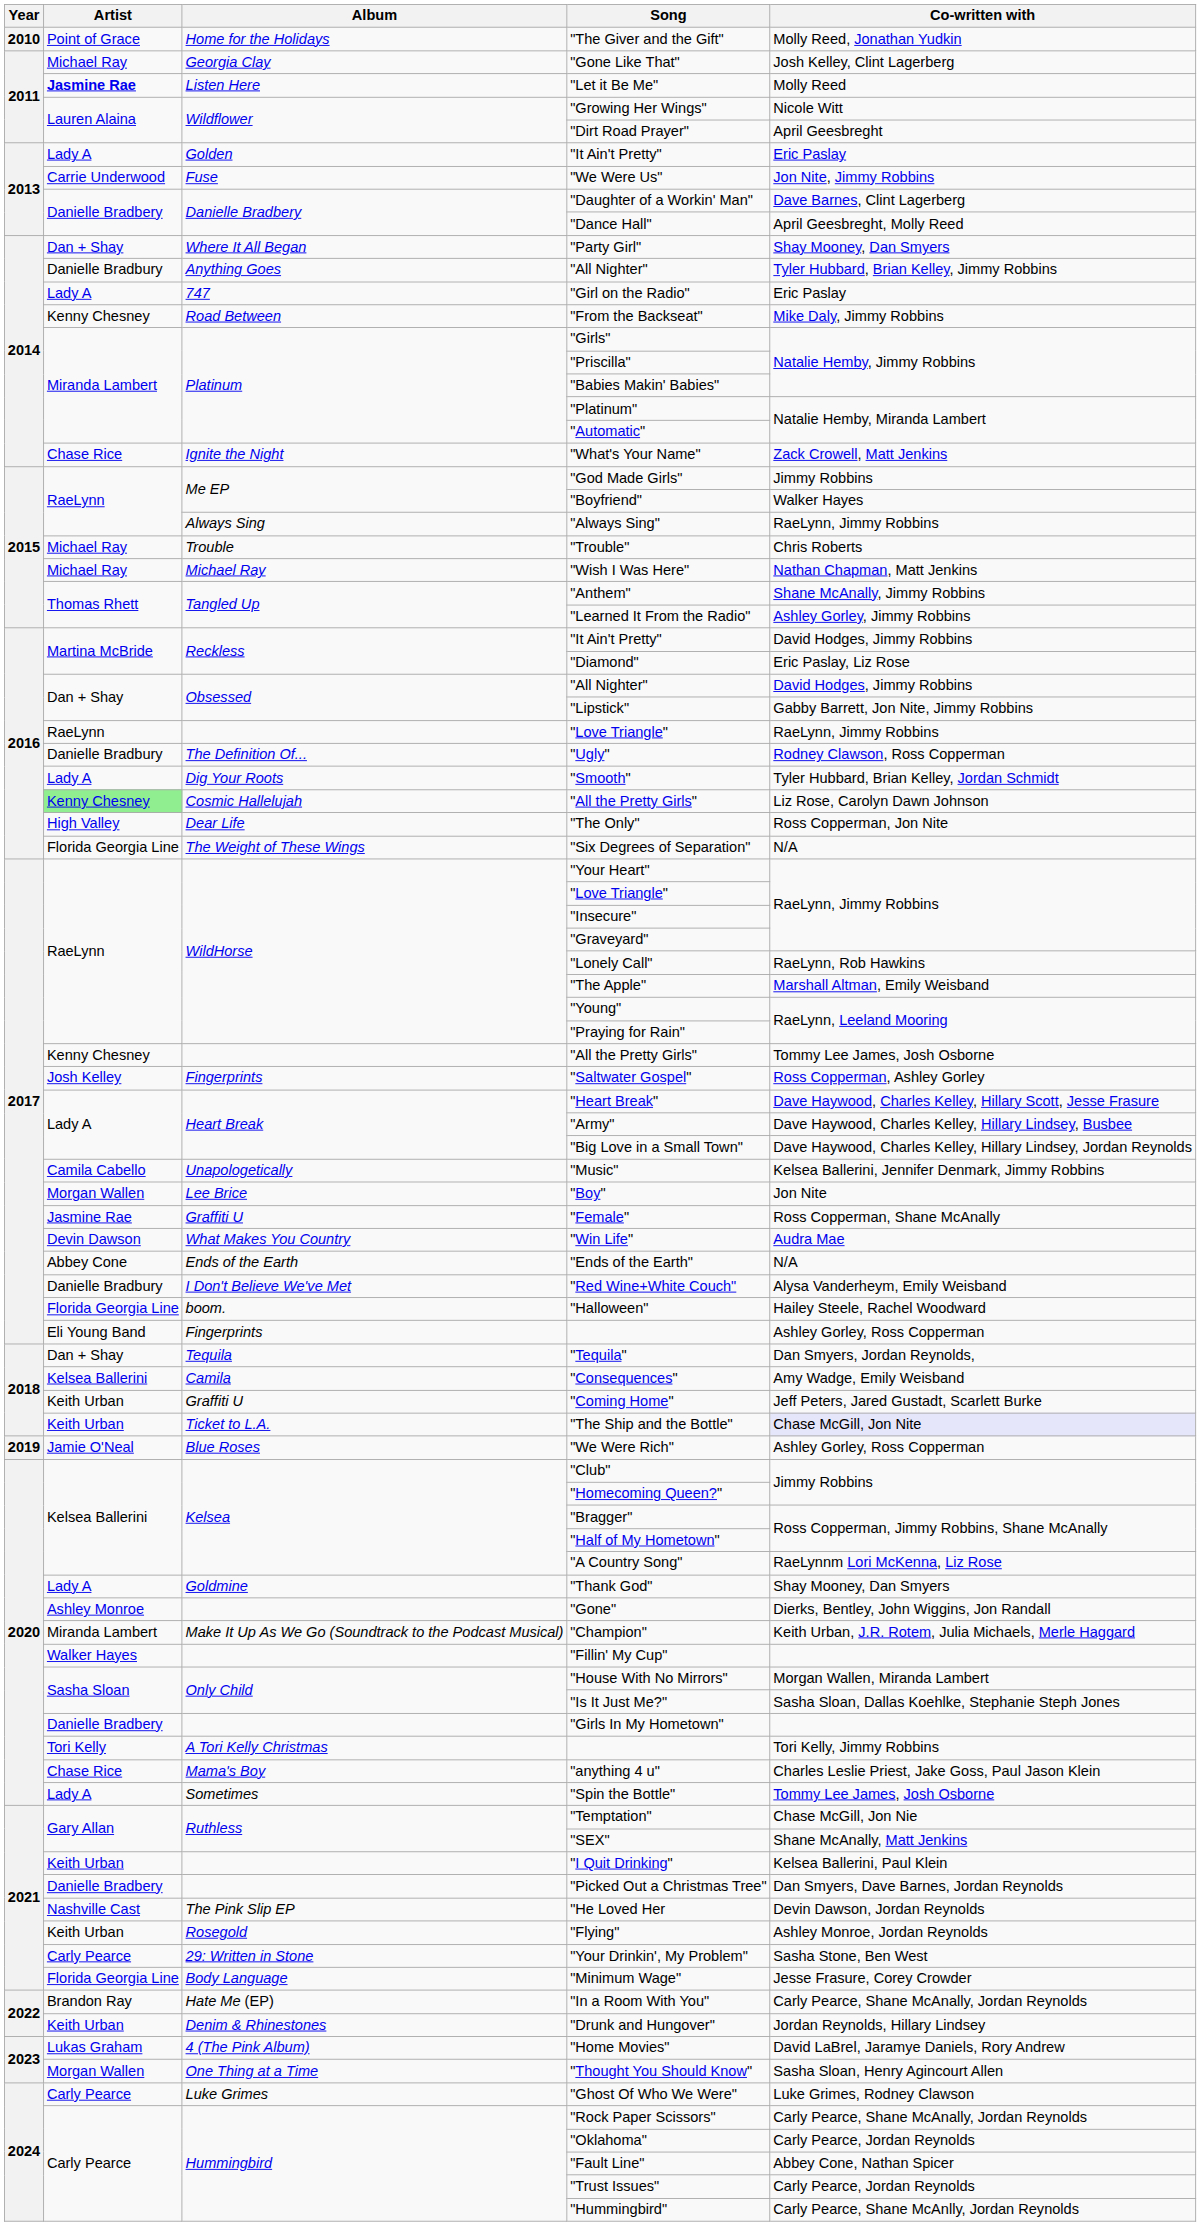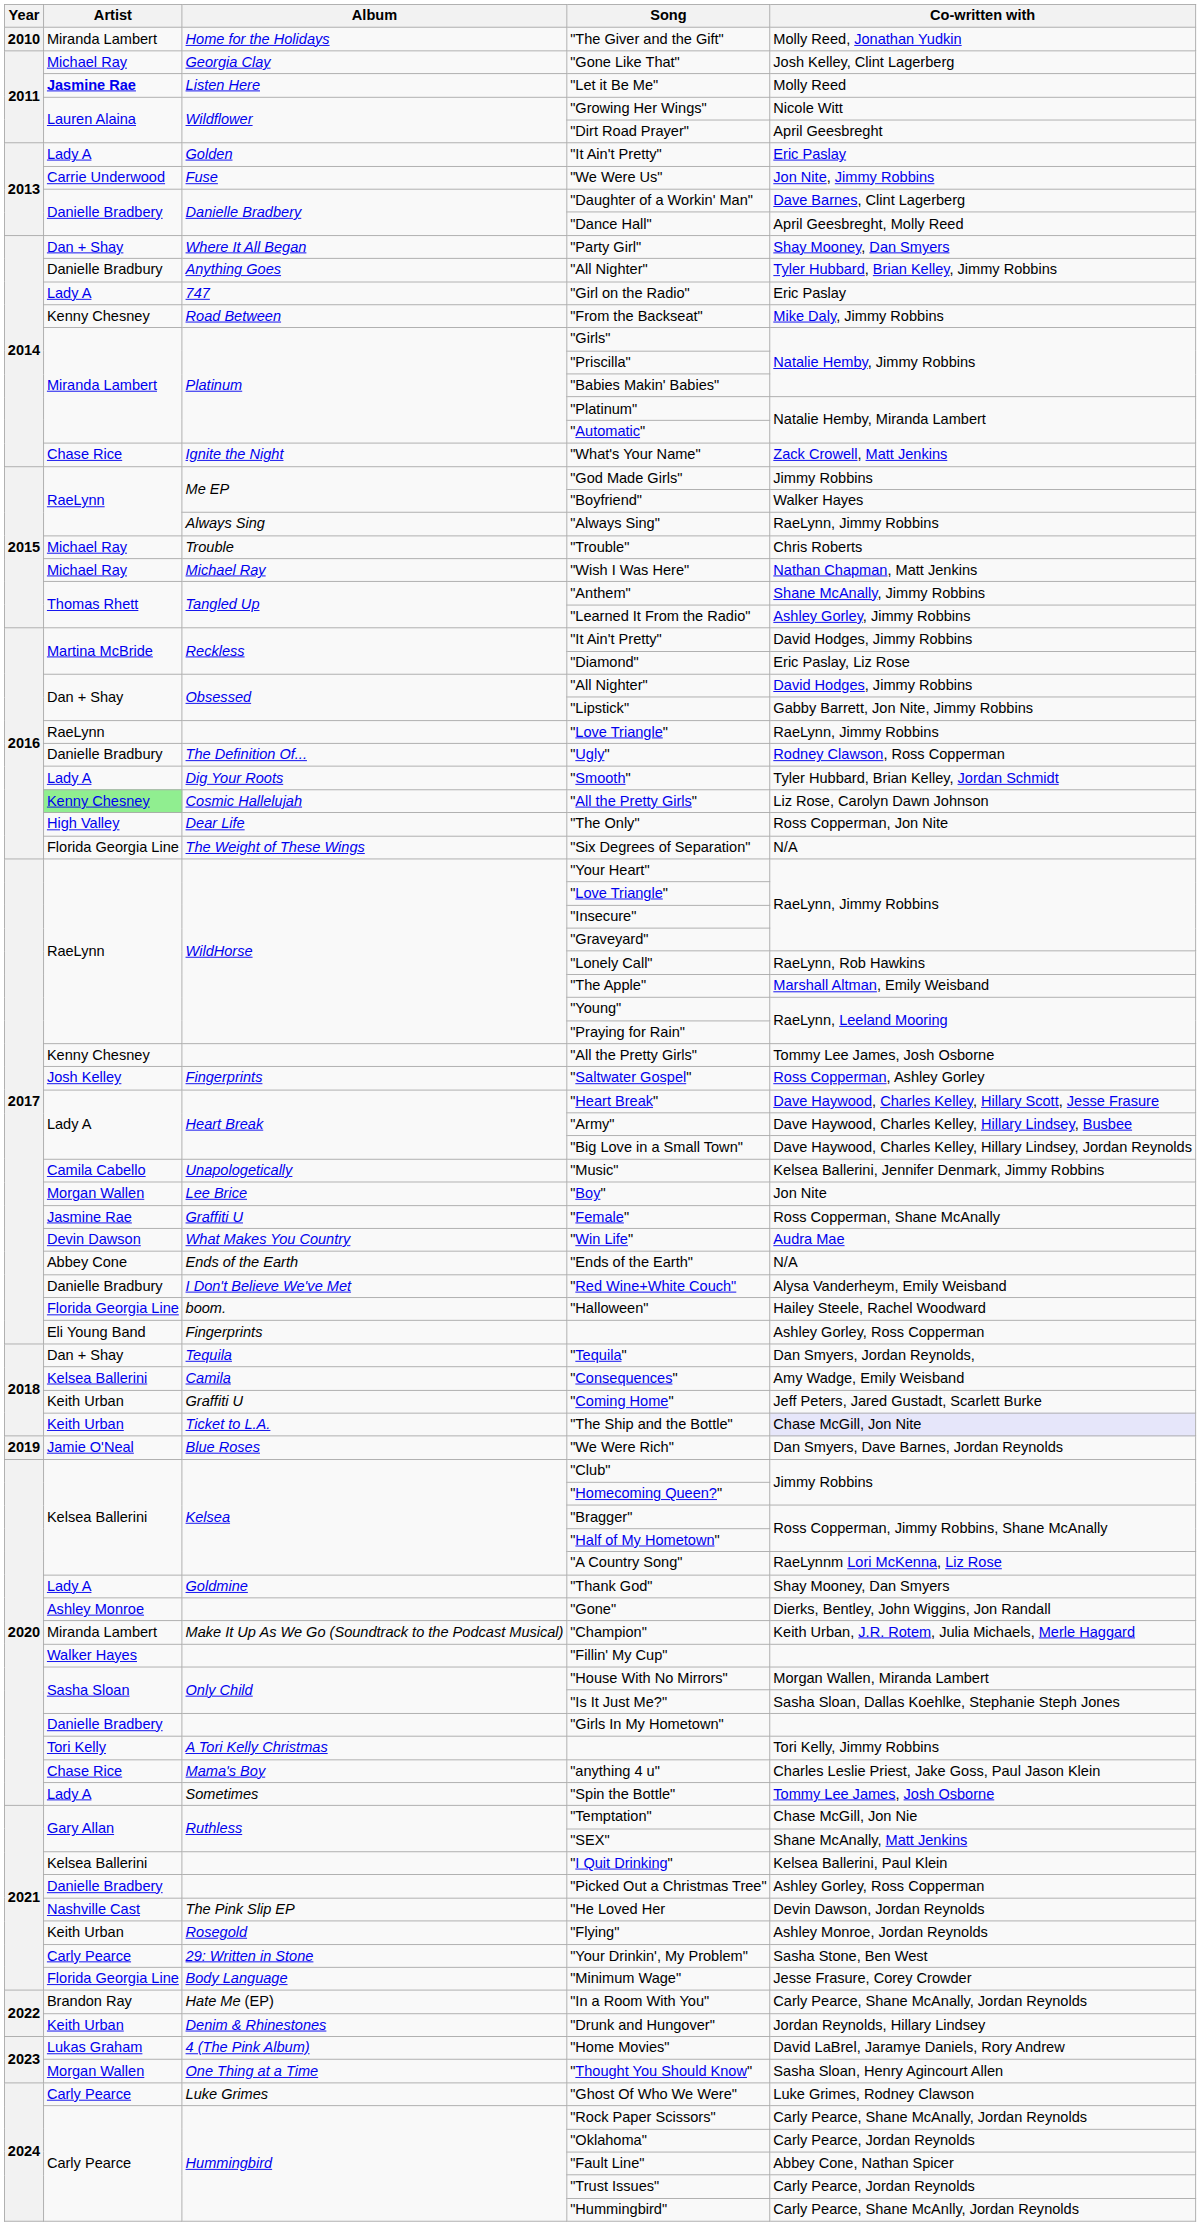(93, 39) Point of Grace -> (102, 39) Miranda Lambert
(879, 1447) Ashley Gorley, Ross Copperman -> (918, 1447) Dan Smyers, Dave Barnes, Jordan Reynolds
(85, 1863) Keith Urban -> (97, 1863) Kelsea Ballerini
(918, 1886) Dan Smyers, Dave Barnes, Jordan Reynolds -> (879, 1886) Ashley Gorley, Ross Copperman
